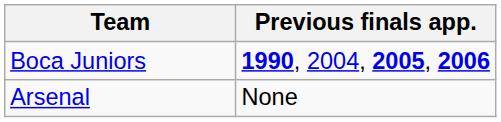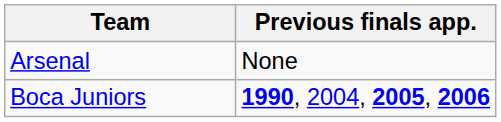rows swapped: (50, 97) <-> (78, 60)
